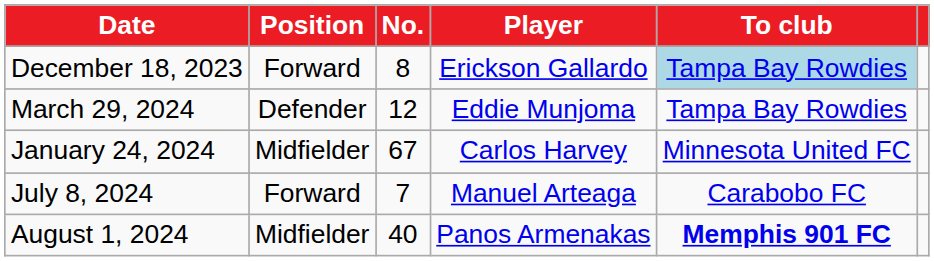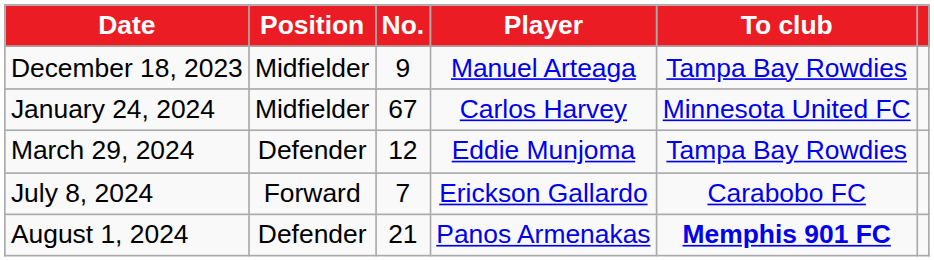(312, 67) Forward -> (312, 67) Midfielder
(403, 67) 8 -> (403, 67) 9
(543, 67) Erickson Gallardo -> (543, 67) Manuel Arteaga
(787, 67) lightblue background -> (787, 67) no background
rows swapped: (113, 151) <-> (103, 109)
(543, 192) Manuel Arteaga -> (543, 192) Erickson Gallardo
(312, 234) Midfielder -> (312, 234) Defender
(403, 234) 40 -> (403, 234) 21
